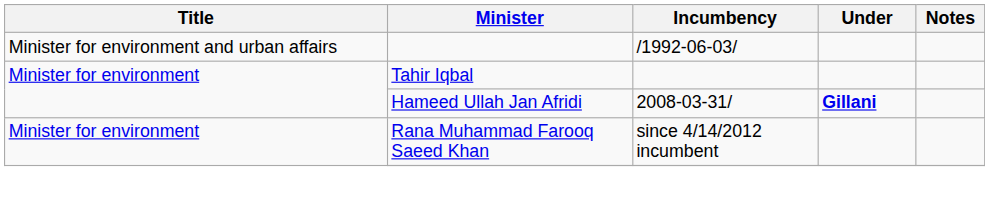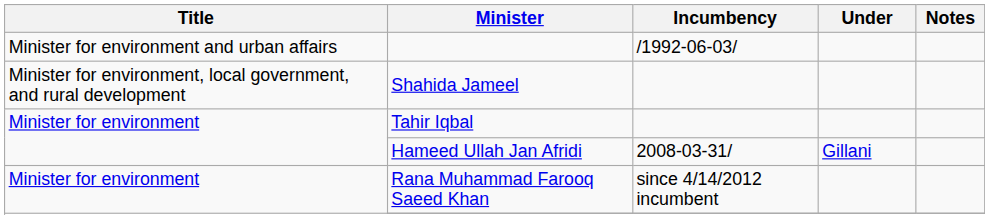+ row: (455, 84)
(849, 103) bold -> (847, 151) normal
